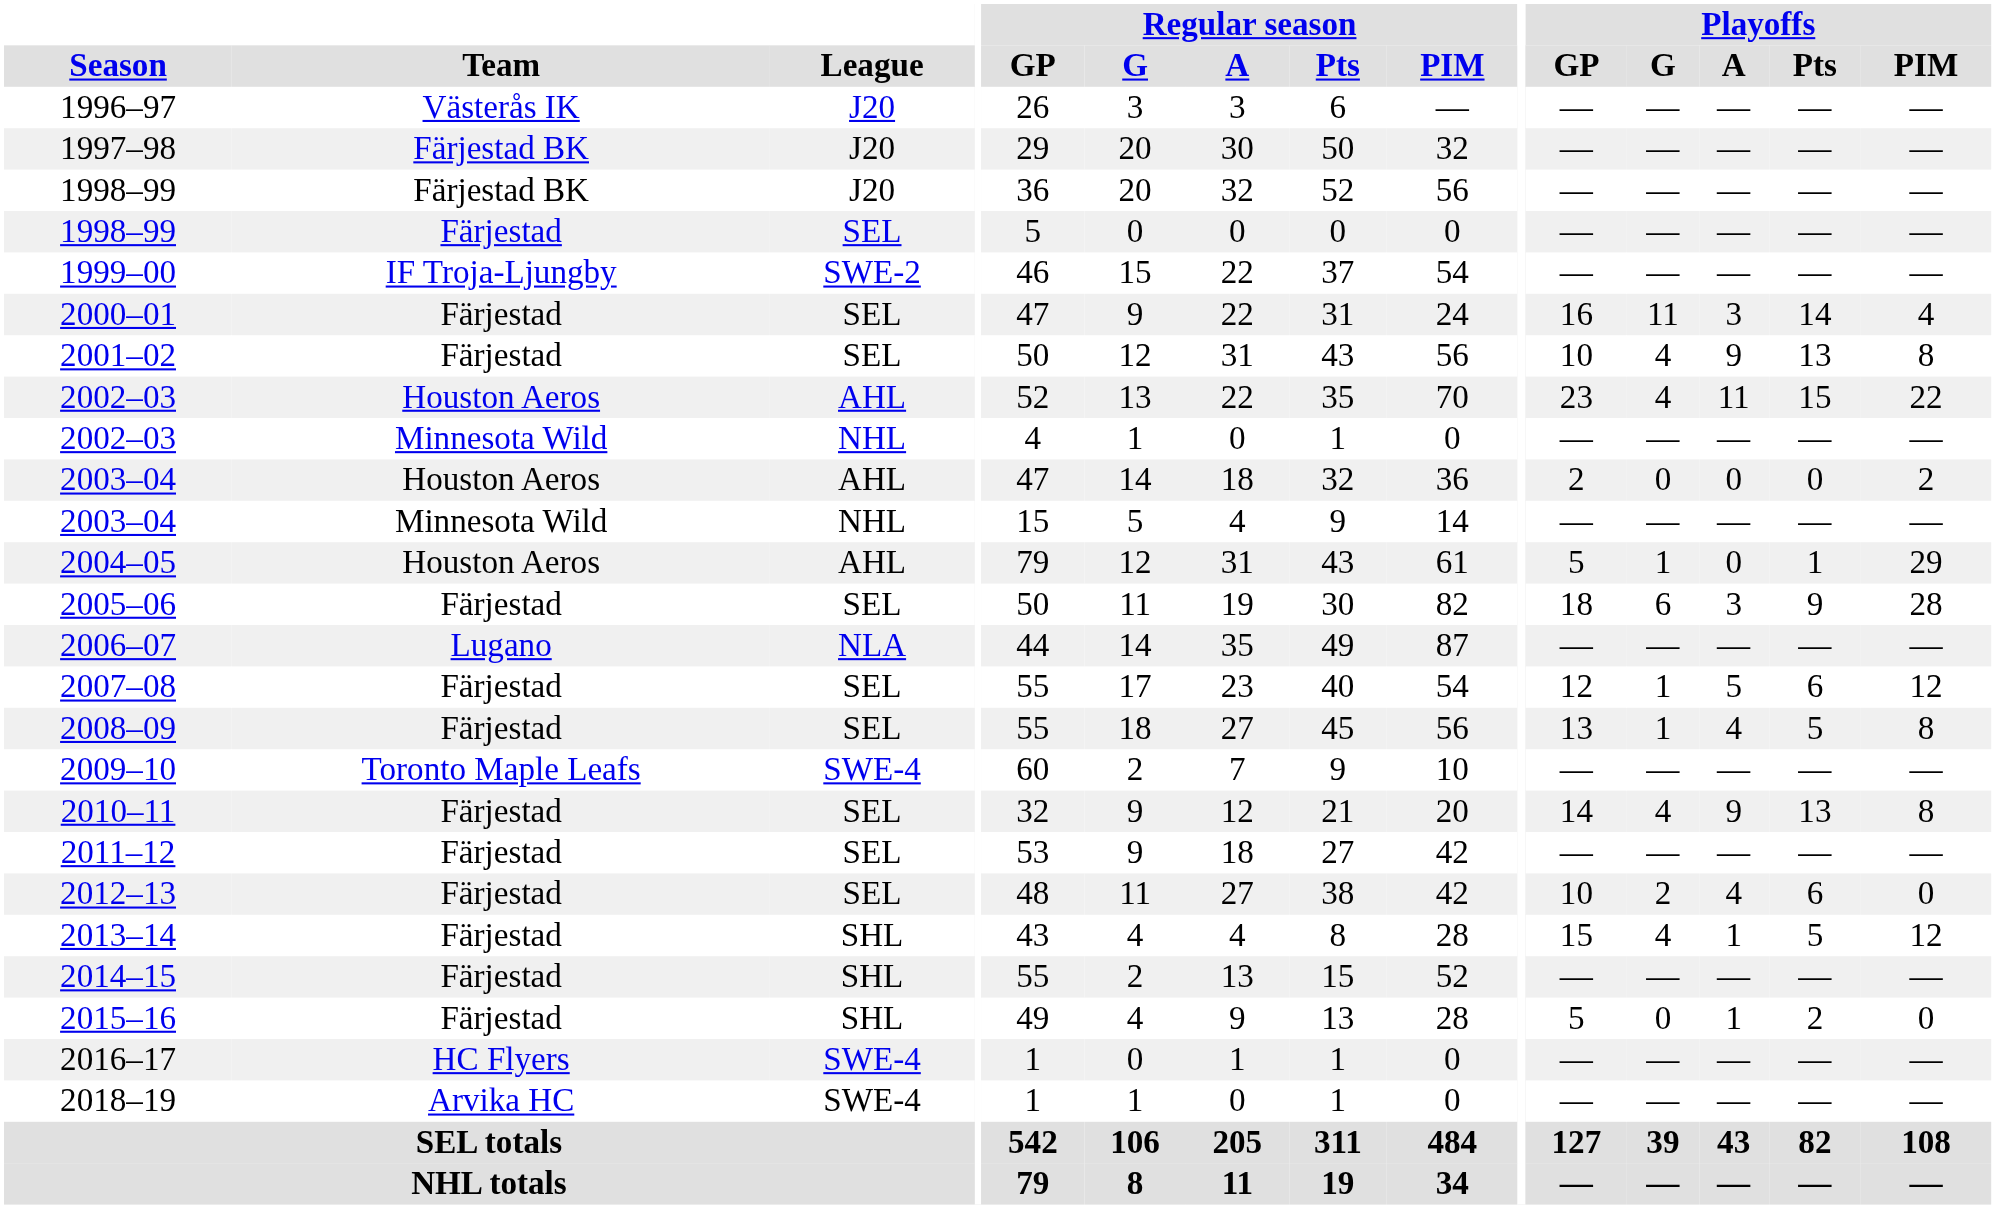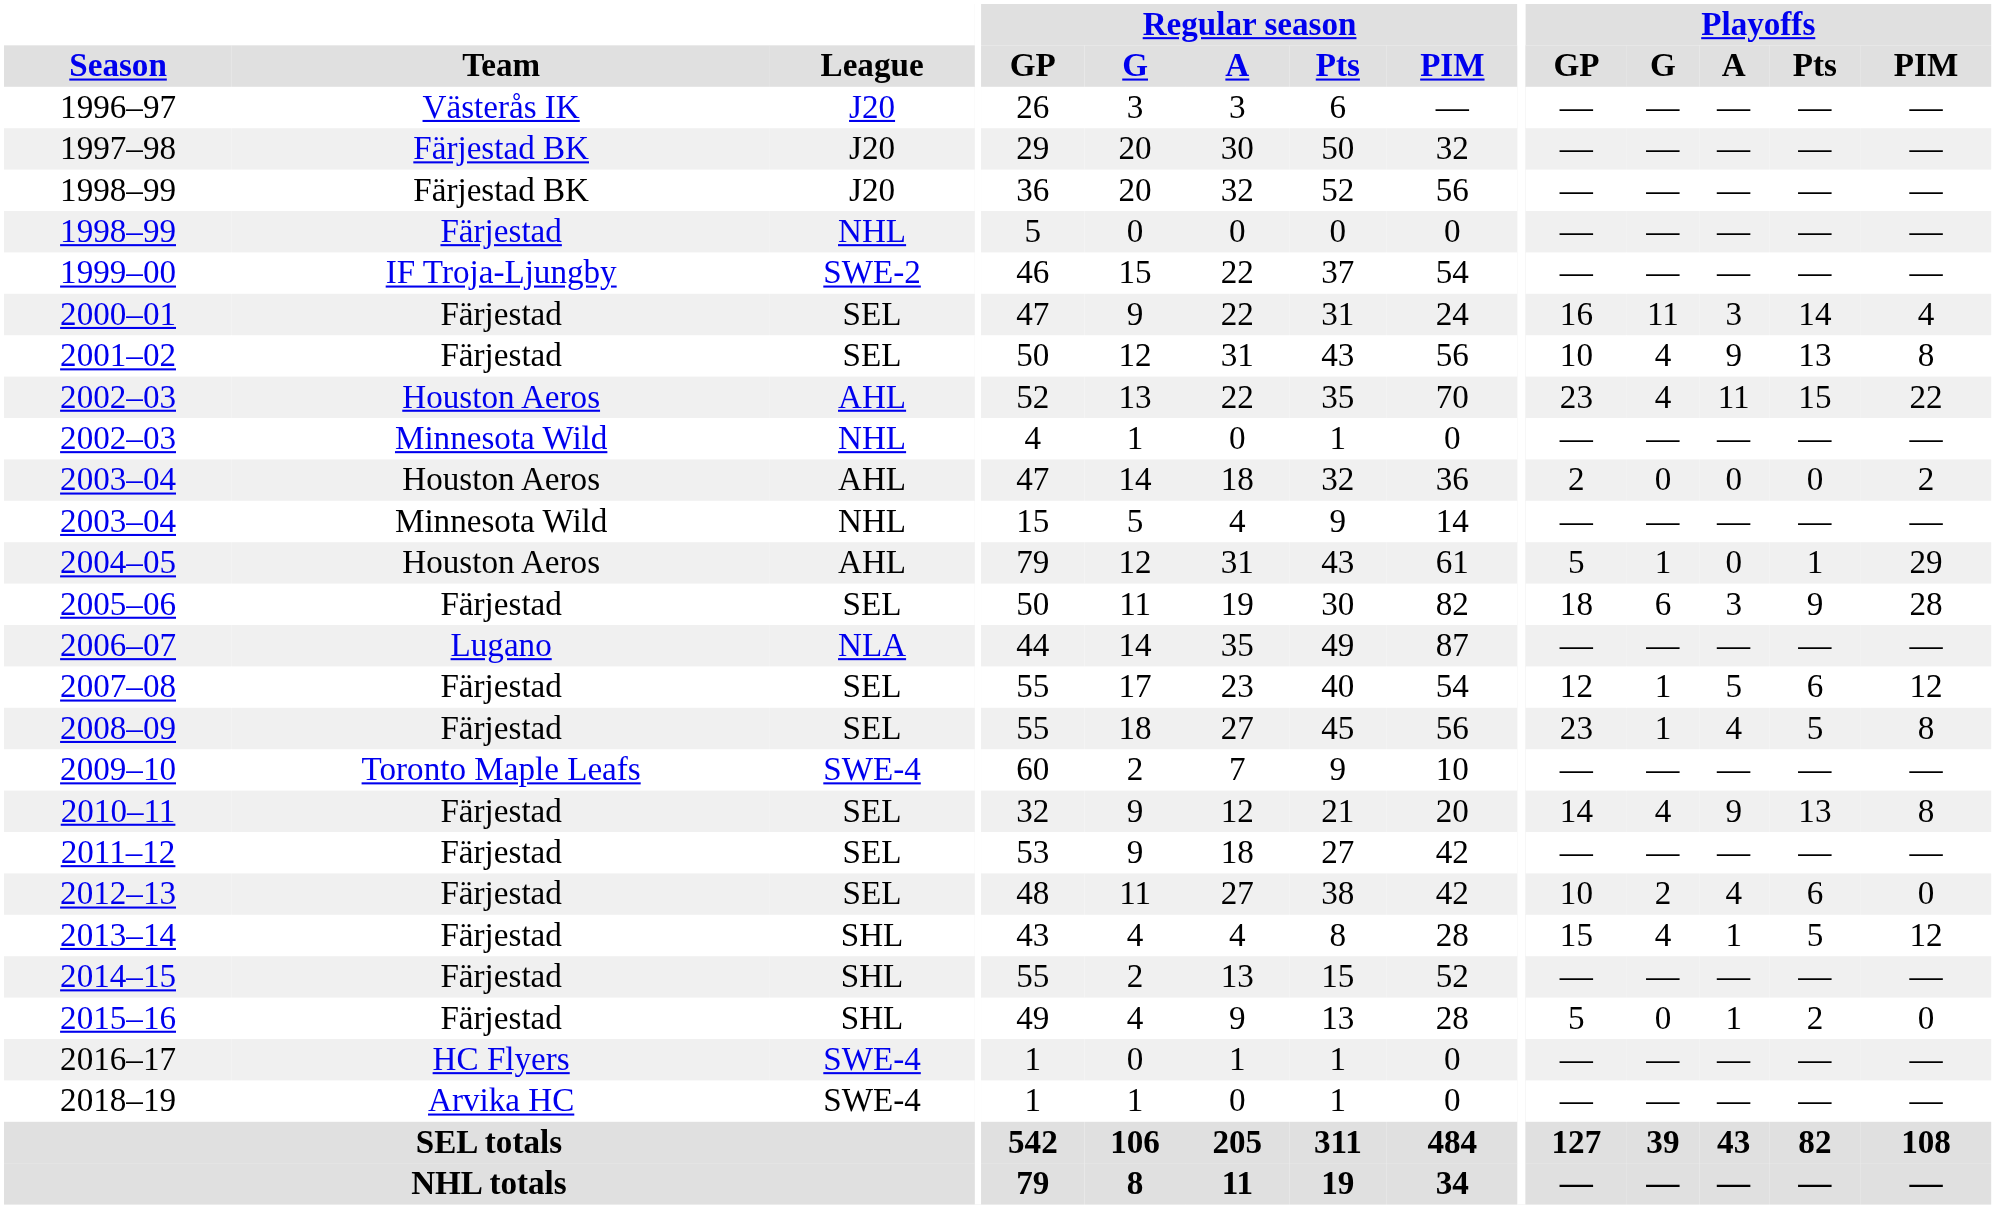(872, 231) SEL -> (872, 231) NHL
(1576, 727) 13 -> (1576, 727) 23
